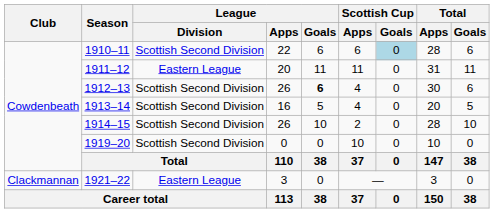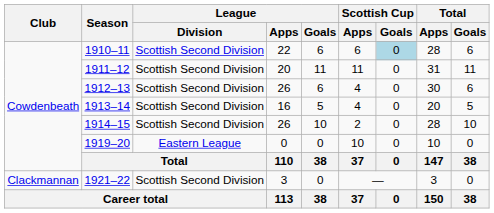(200, 69) Eastern League -> (200, 69) Scottish Second Division
(320, 87) bold -> (320, 87) normal
(200, 143) Scottish Second Division -> (200, 143) Eastern League
(200, 180) Eastern League -> (200, 180) Scottish Second Division
